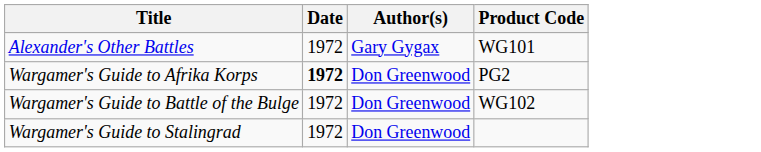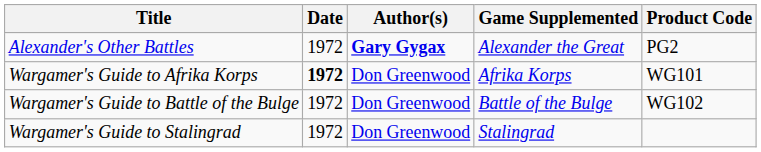+ column: (558, 18)
(395, 47) normal -> (398, 47) bold
(507, 47) WG101 -> (662, 47) PG2
(494, 75) PG2 -> (675, 75) WG101
